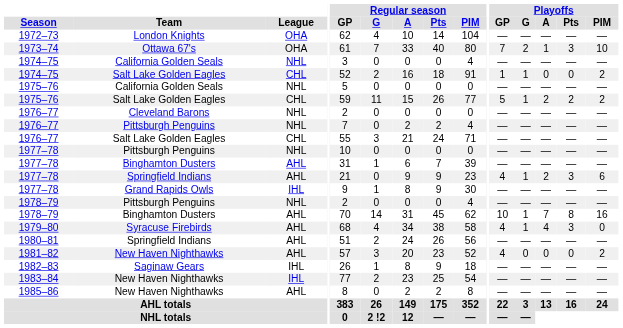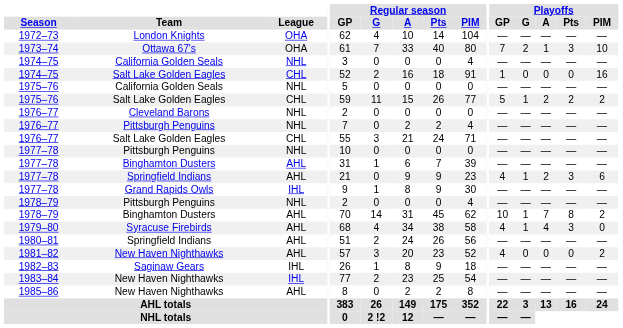(526, 74) 1 -> (526, 74) 0
(602, 74) 2 -> (602, 74) 16
(602, 215) 16 -> (602, 215) 2
